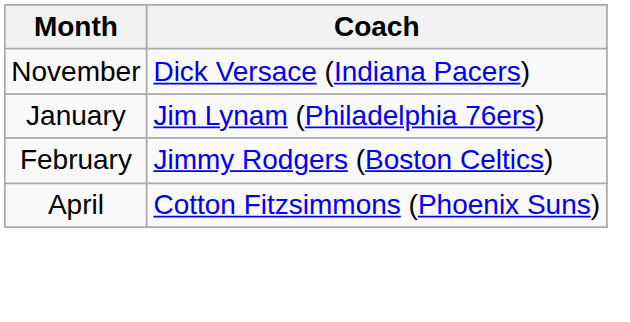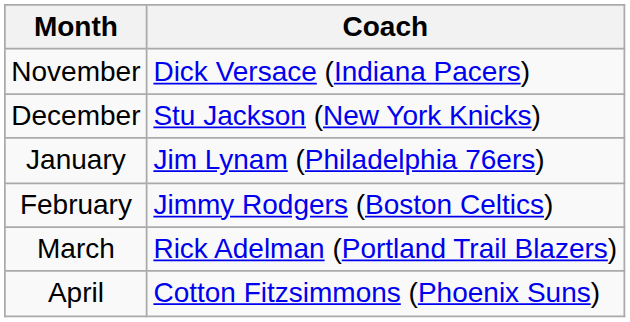+ row: (76, 115)
+ row: (76, 248)
